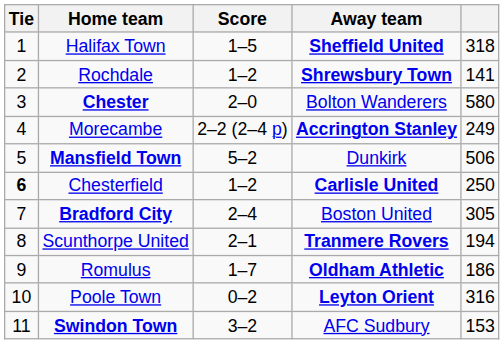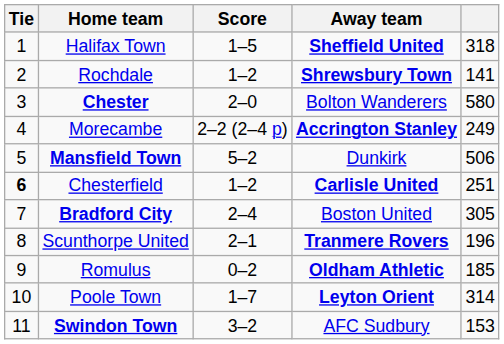(480, 185) 250 -> (480, 185) 251
(480, 241) 194 -> (480, 241) 196
(242, 269) 1–7 -> (242, 269) 0–2
(480, 269) 186 -> (480, 269) 185
(242, 297) 0–2 -> (242, 297) 1–7
(480, 297) 316 -> (480, 297) 314
